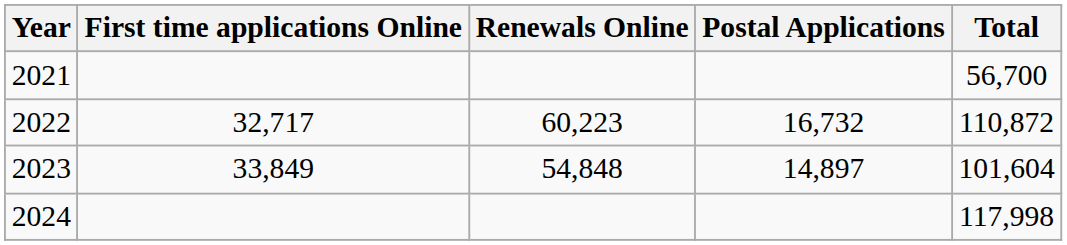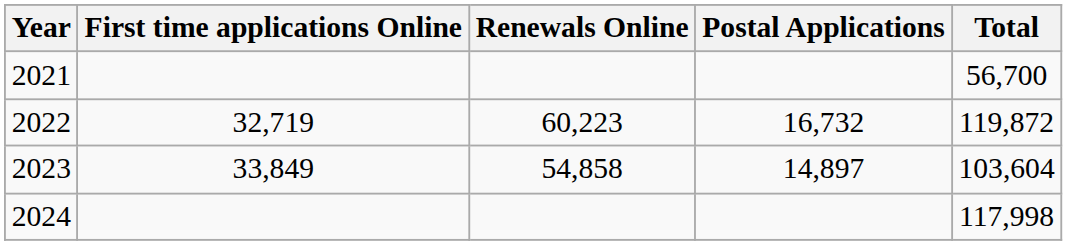(273, 121) 32,717 -> (273, 121) 32,719
(1007, 121) 110,872 -> (1007, 121) 119,872
(582, 168) 54,848 -> (582, 168) 54,858
(1007, 168) 101,604 -> (1007, 168) 103,604
